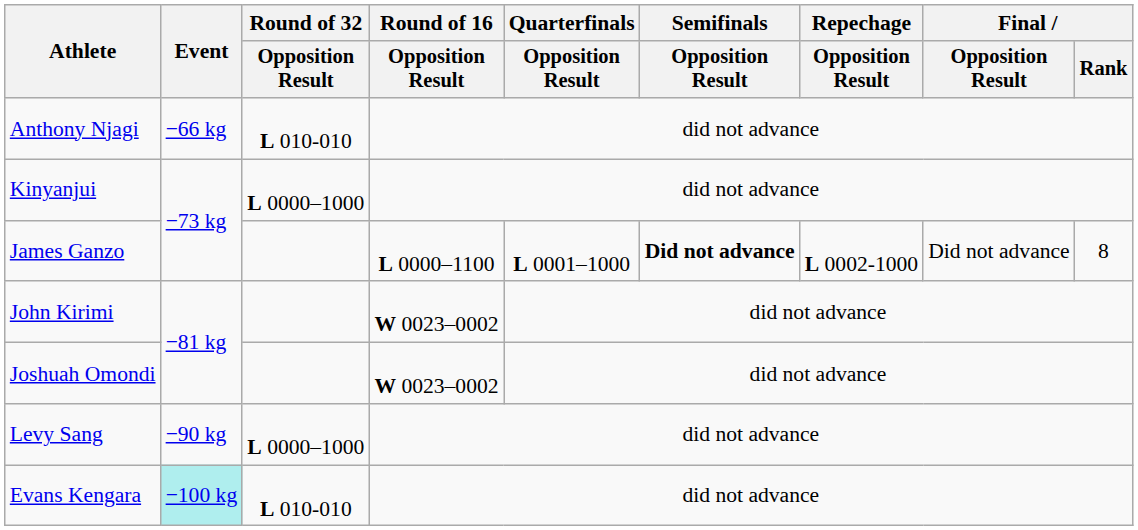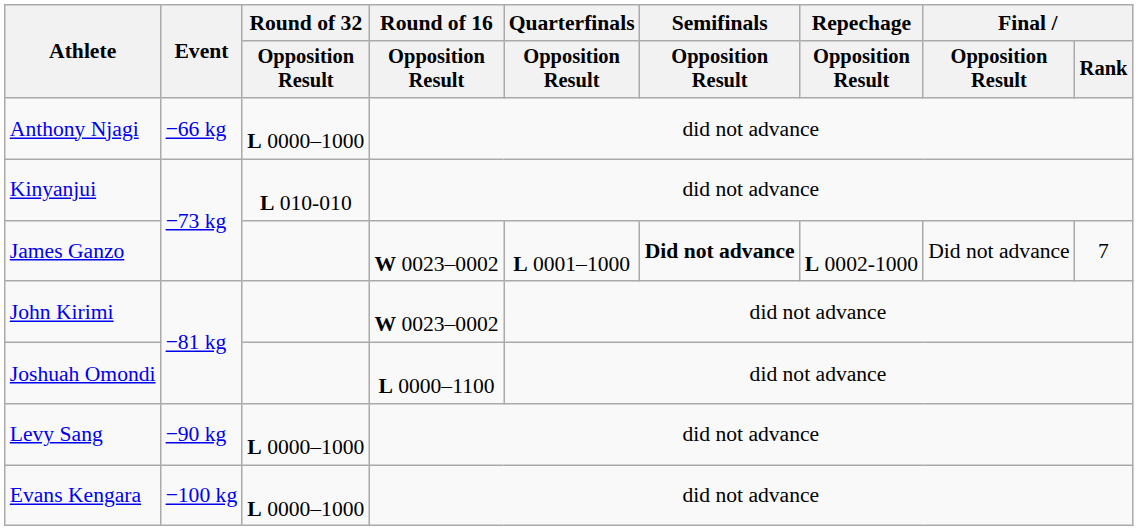(306, 141) L 010-010 -> (306, 141) L 0000–1000
(306, 202) L 0000–1000 -> (306, 202) L 010-010
(436, 263) L 0000–1100 -> (436, 263) W 0023–0002
(1104, 251) 8 -> (1104, 251) 7
(436, 386) W 0023–0002 -> (436, 386) L 0000–1100
(201, 495) paleturquoise background -> (201, 495) no background
(306, 508) L 010-010 -> (306, 508) L 0000–1000
